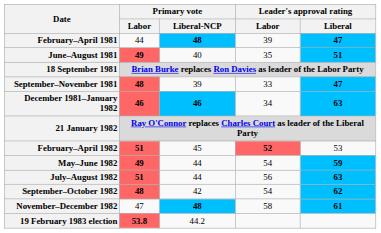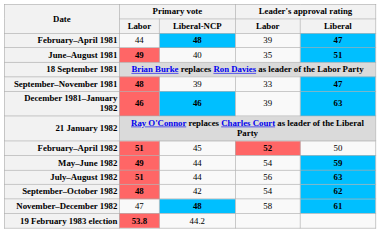(268, 104) 34 -> (268, 104) 39
(338, 148) 53 -> (338, 148) 50
